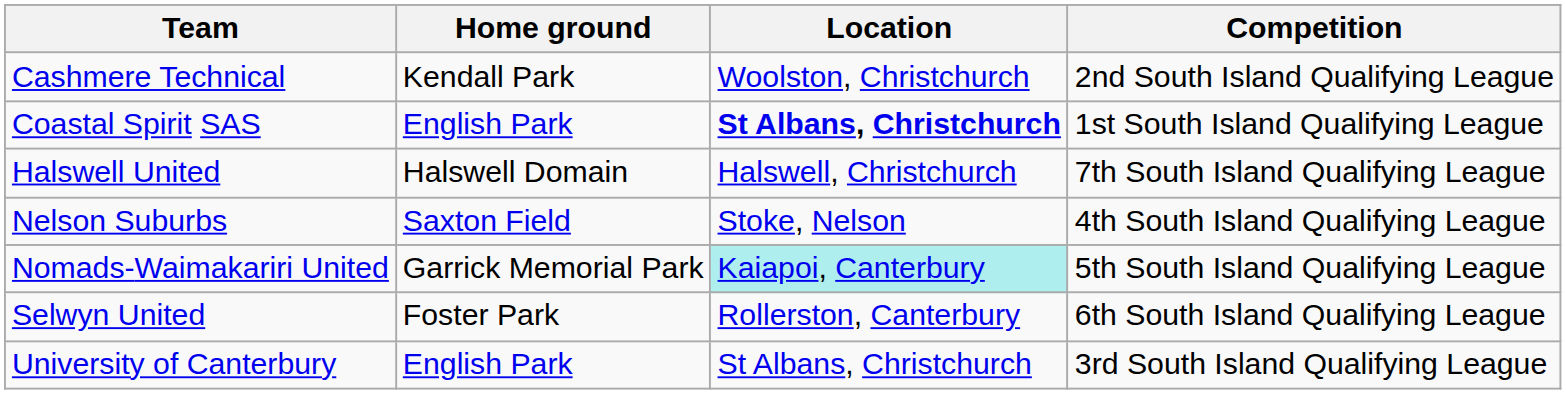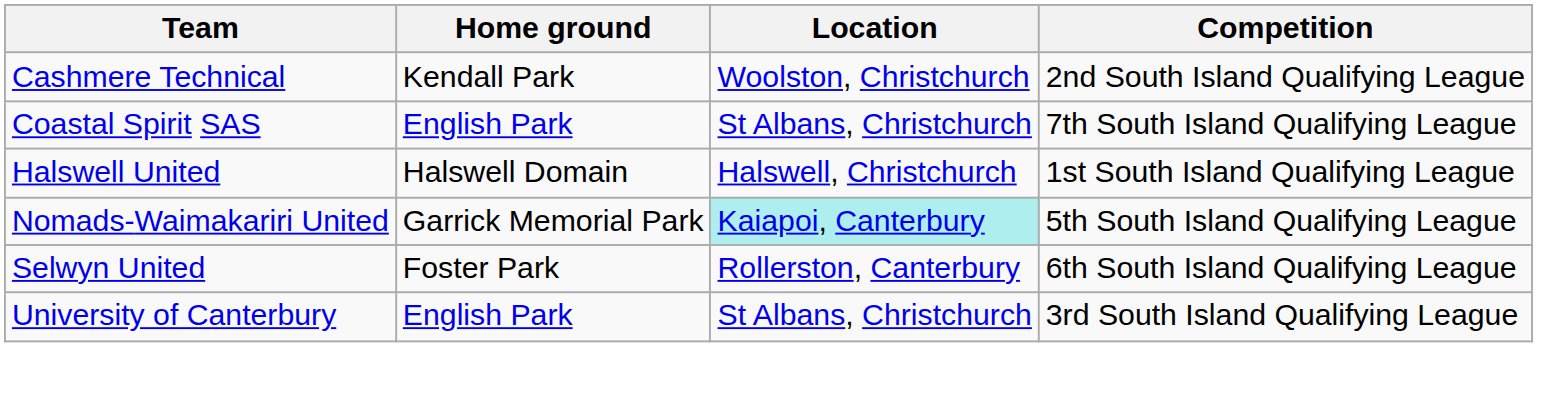(889, 124) bold -> (875, 124) normal
(1309, 124) 1st South Island Qualifying League -> (1281, 124) 7th South Island Qualifying League
(1310, 172) 7th South Island Qualifying League -> (1280, 172) 1st South Island Qualifying League
- row: (119, 220)
